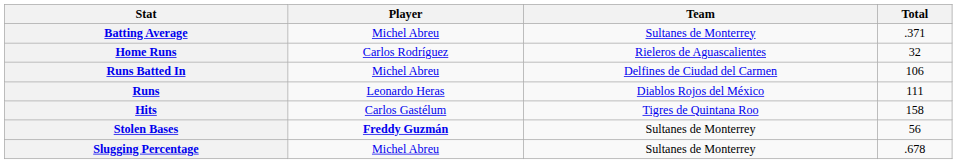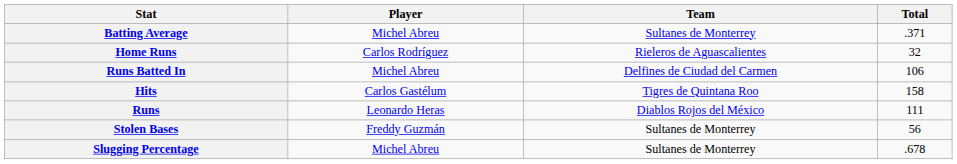rows swapped: (146, 91) <-> (146, 110)
(406, 129) bold -> (406, 129) normal
